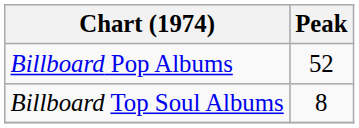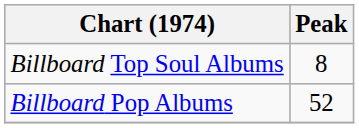rows swapped: (122, 63) <-> (147, 102)
